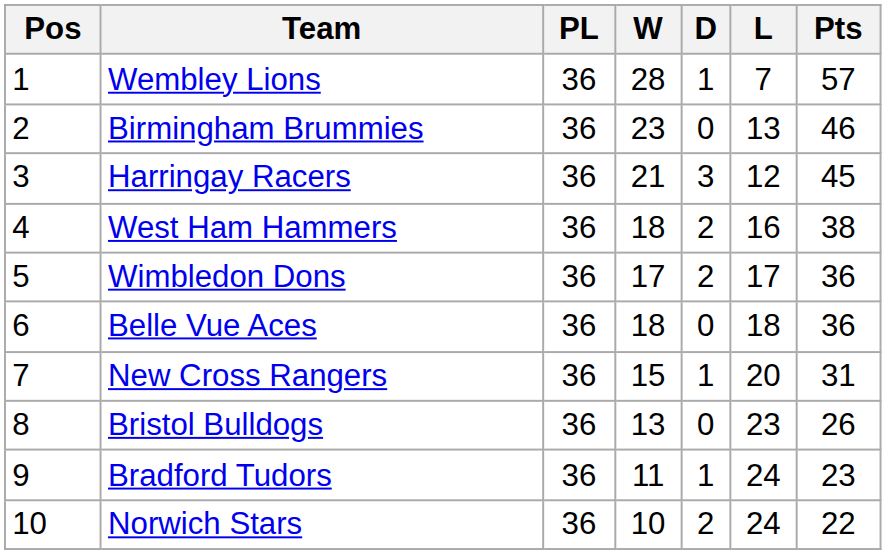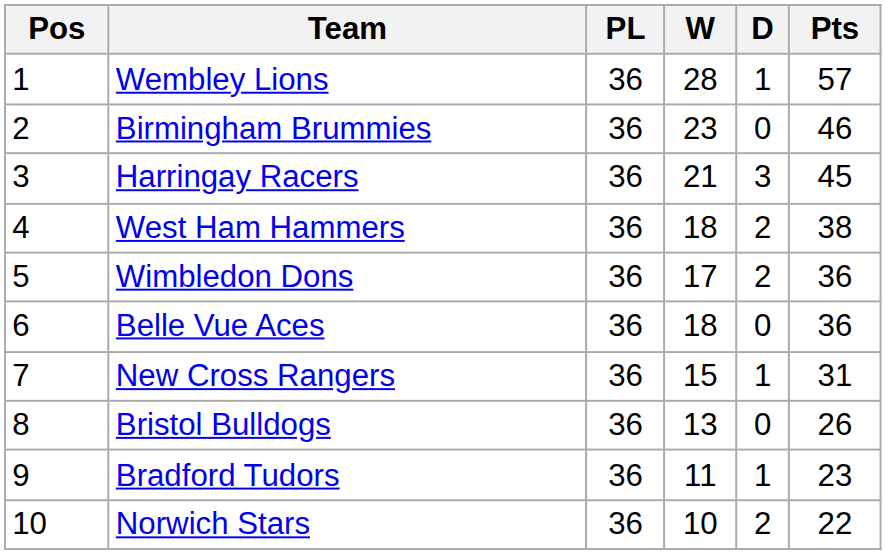- column: (763, 29)
